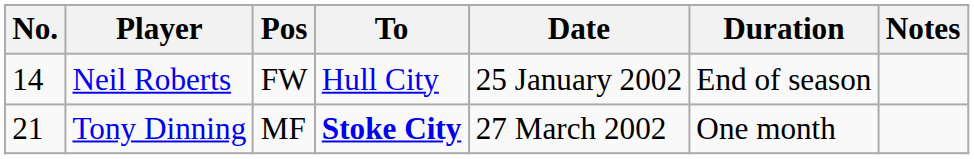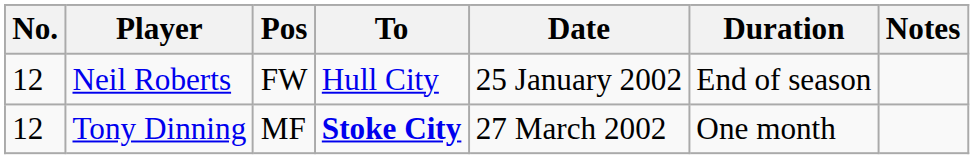(28, 78) 14 -> (28, 78) 12
(28, 128) 21 -> (28, 128) 12
